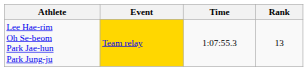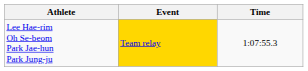- column: (279, 12)
